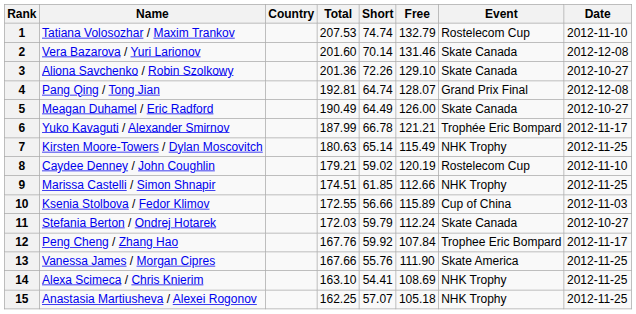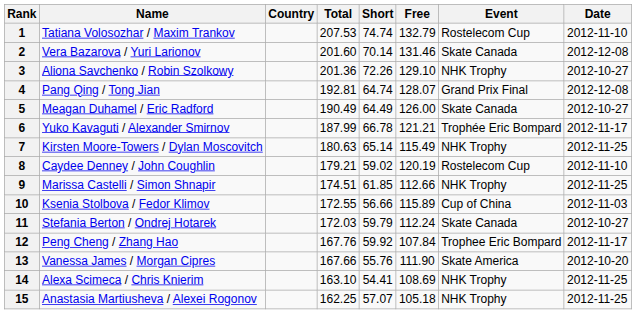(479, 71) Skate Canada -> (474, 71) NHK Trophy
(597, 261) 2012-11-25 -> (598, 261) 2012-10-20
